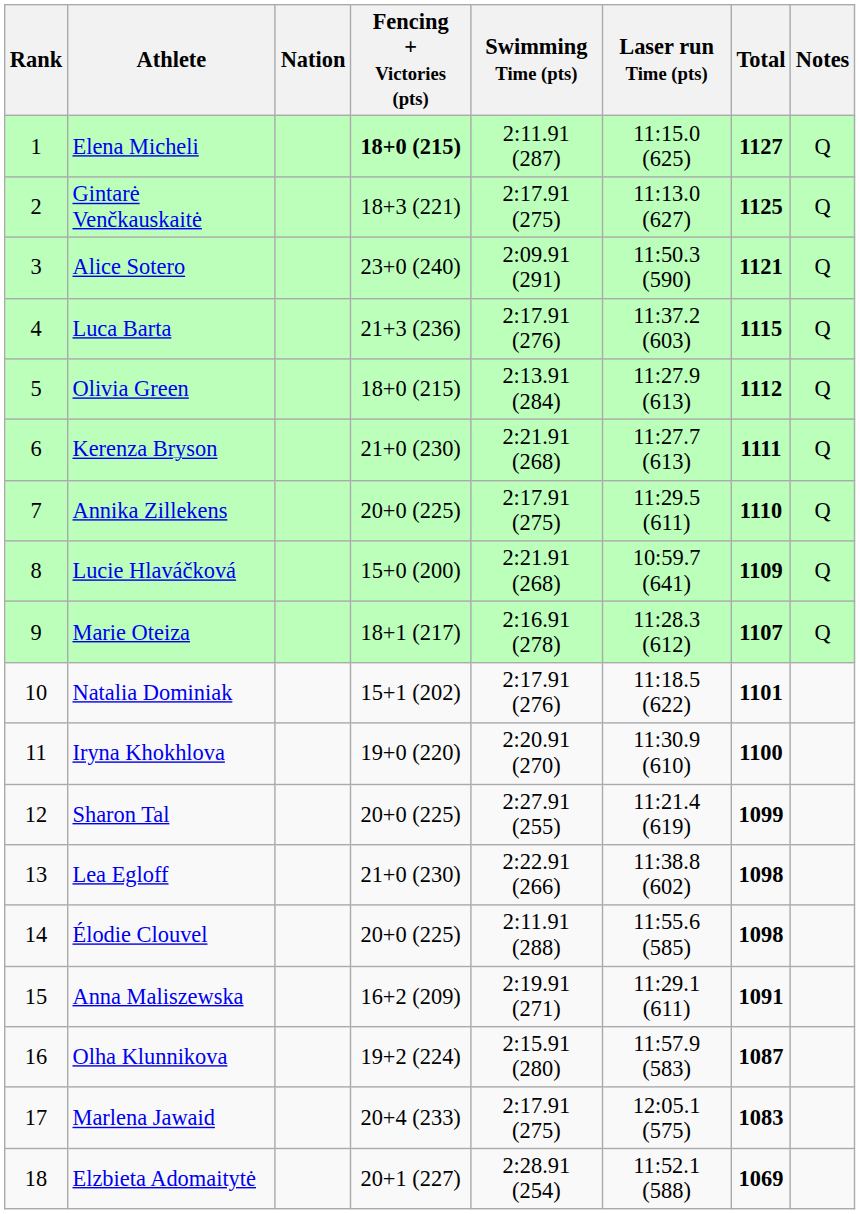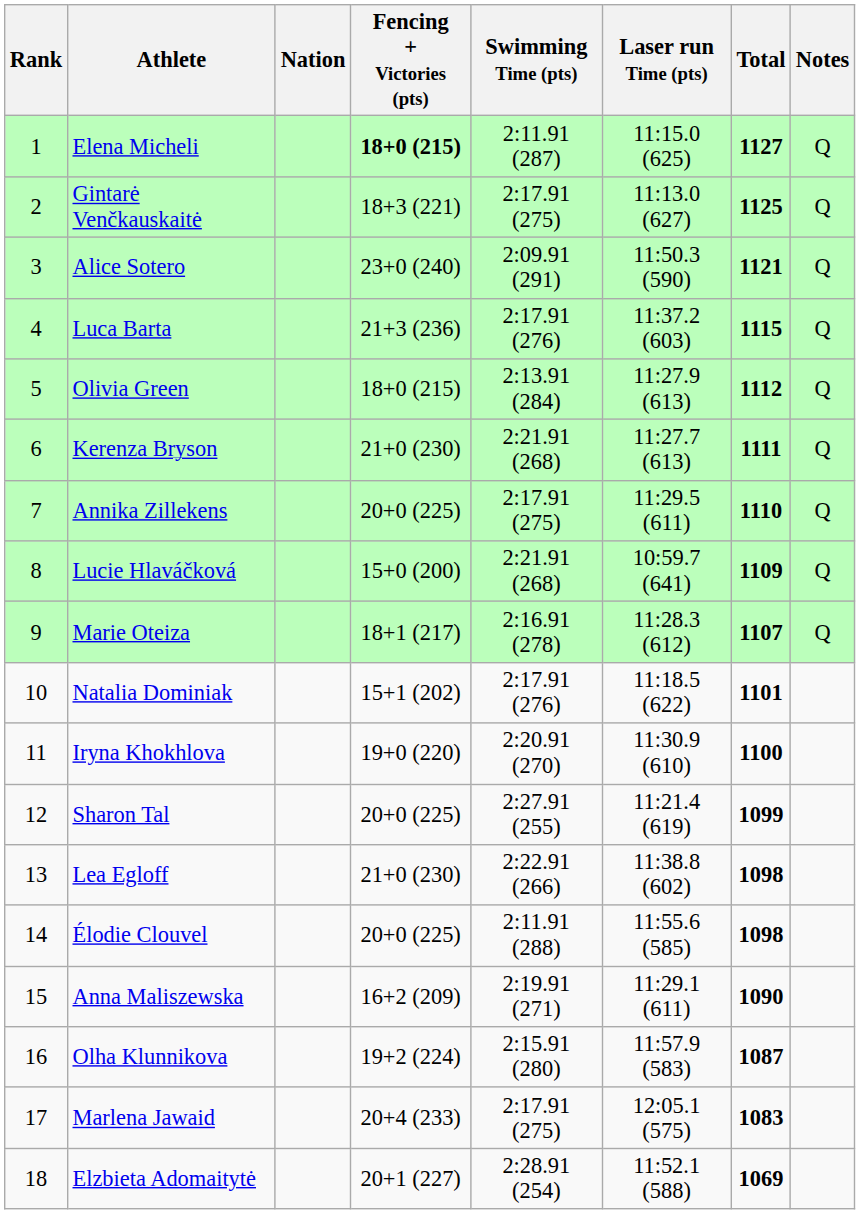(761, 996) 1091 -> (761, 996) 1090
